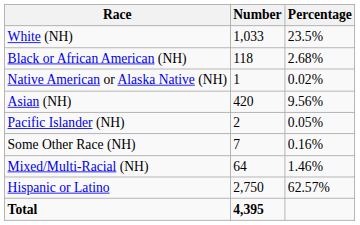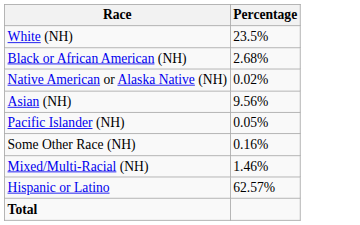- column: (257, 15)
